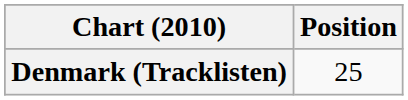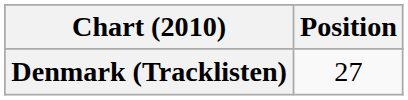(348, 71) 25 -> (348, 71) 27
